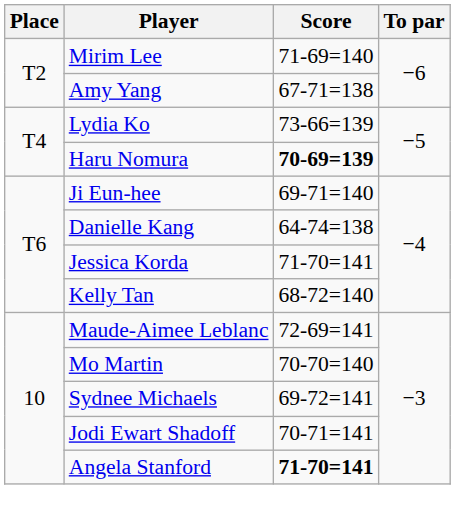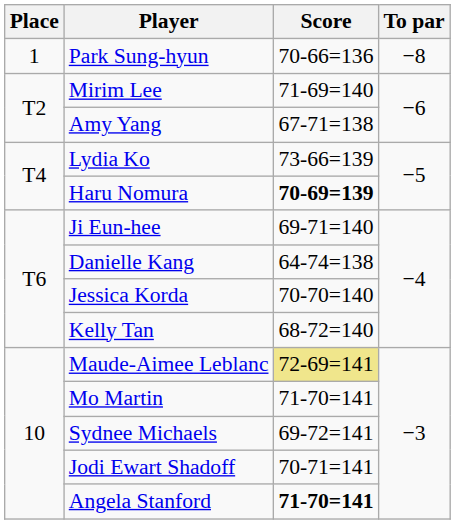+ row: (139, 55)
(326, 261) 71-70=141 -> (326, 295) 70-70=140
(326, 329) no background -> (326, 364) khaki background
(326, 364) 70-70=140 -> (326, 398) 71-70=141
